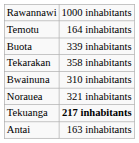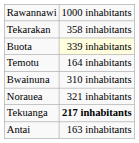rows swapped: (23, 29) <-> (29, 63)
(99, 46) no background -> (99, 46) lightyellow background
